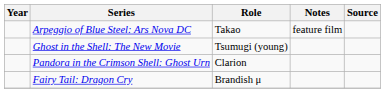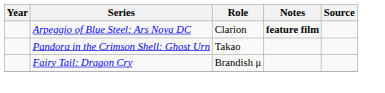(228, 29) Takao -> (231, 29) Clarion
(317, 29) normal -> (293, 29) bold
- row: (107, 46)
(231, 63) Clarion -> (228, 46) Takao
